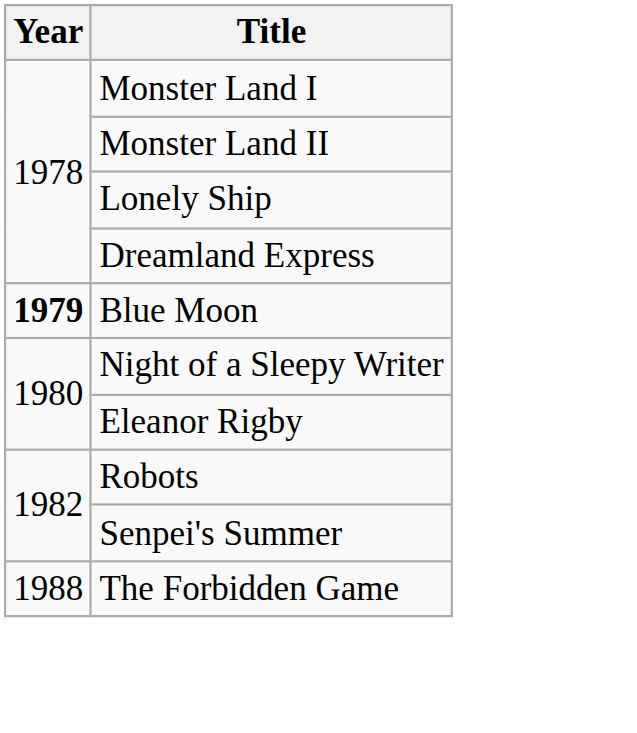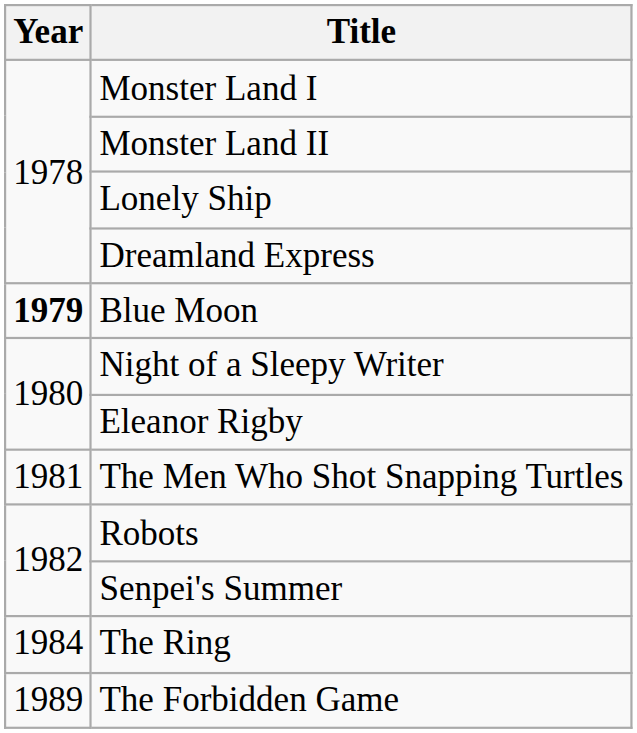+ row: (361, 476)
+ row: (165, 643)
(48, 587) 1988 -> (48, 699) 1989
